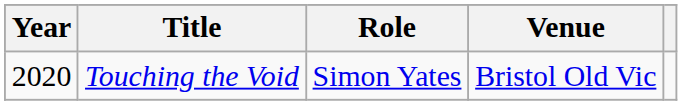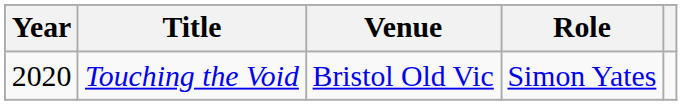columns swapped: (387, 28) <-> (566, 28)
